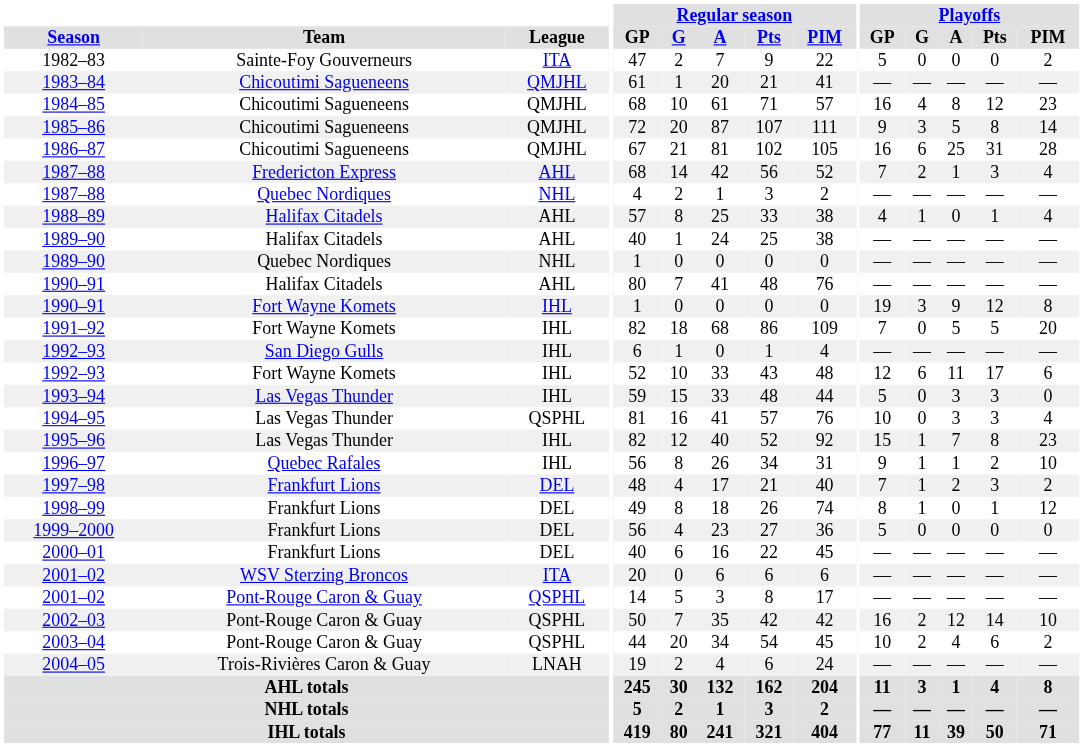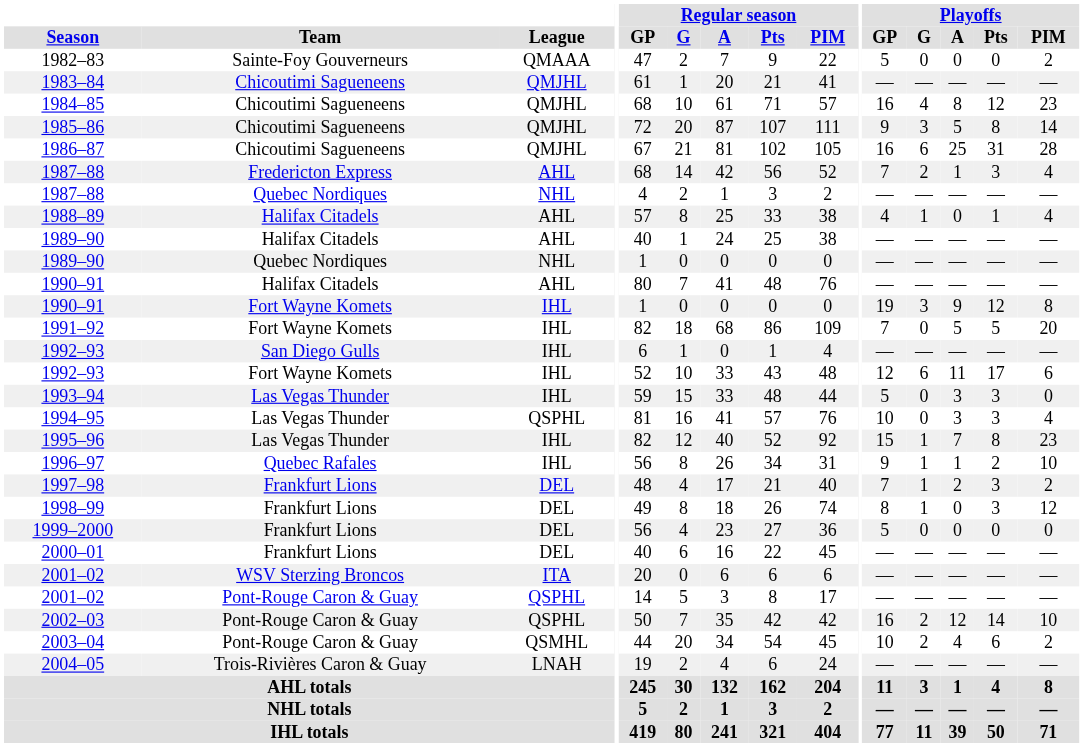(557, 59) ITA -> (557, 59) QMAAA
(995, 507) 1 -> (996, 507) 3
(557, 642) QSPHL -> (557, 642) QSMHL
